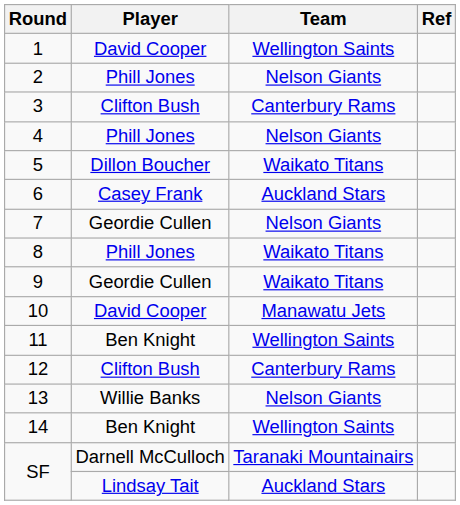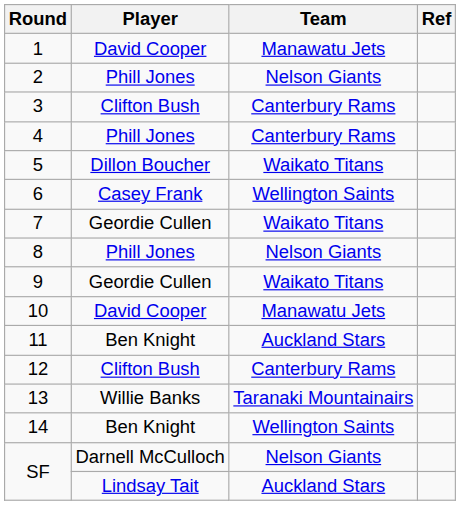(323, 48) Wellington Saints -> (323, 48) Manawatu Jets
(323, 135) Nelson Giants -> (323, 135) Canterbury Rams
(323, 194) Auckland Stars -> (323, 194) Wellington Saints
(323, 223) Nelson Giants -> (323, 223) Waikato Titans
(323, 252) Waikato Titans -> (323, 252) Nelson Giants
(323, 340) Wellington Saints -> (323, 340) Auckland Stars
(323, 398) Nelson Giants -> (323, 398) Taranaki Mountainairs
(323, 456) Taranaki Mountainairs -> (323, 456) Nelson Giants
